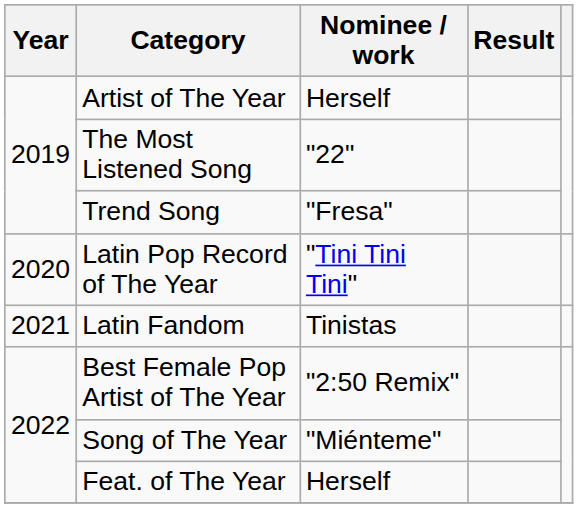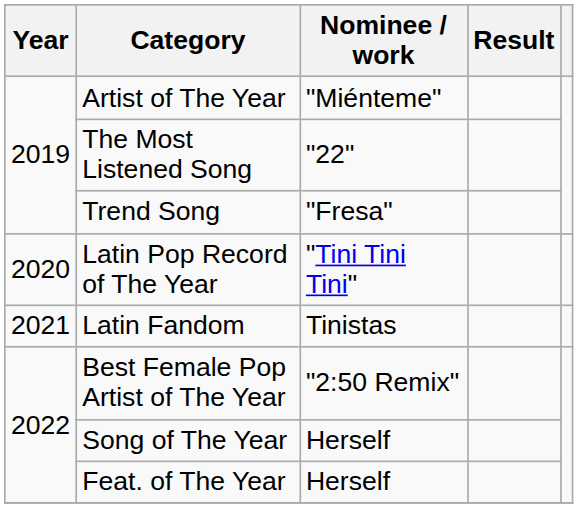(348, 97) Herself -> (374, 97) "Miénteme"
(374, 439) "Miénteme" -> (348, 439) Herself
